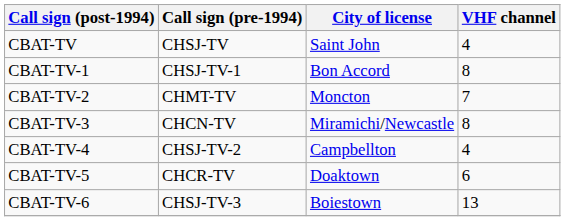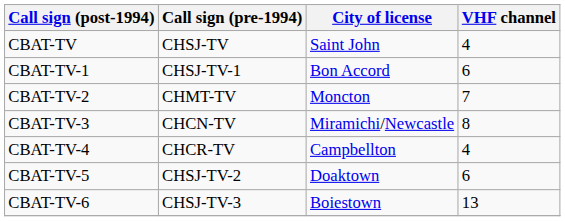(466, 70) 8 -> (466, 70) 6
(202, 149) CHSJ-TV-2 -> (199, 149) CHCR-TV
(199, 176) CHCR-TV -> (202, 176) CHSJ-TV-2
